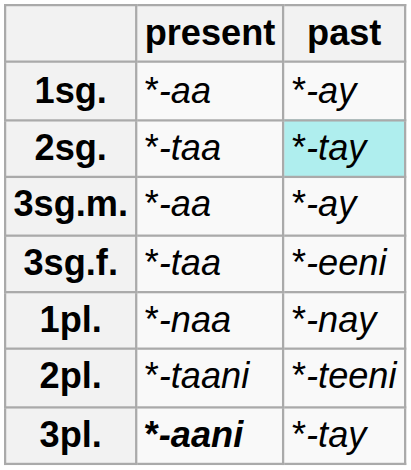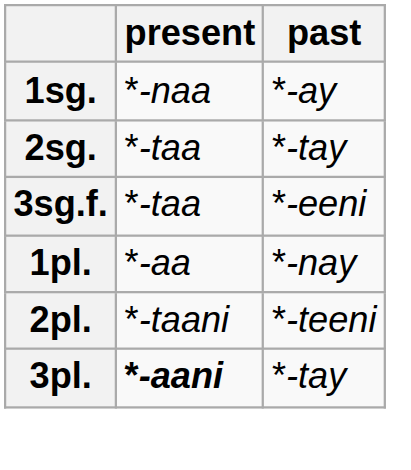(178, 90) *-aa -> (168, 90) *-naa
(329, 147) paleturquoise background -> (309, 147) no background
- row: (71, 205)
(188, 319) *-naa -> (158, 262) *-aa
